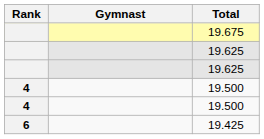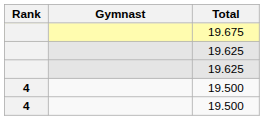- row: (26, 125)
